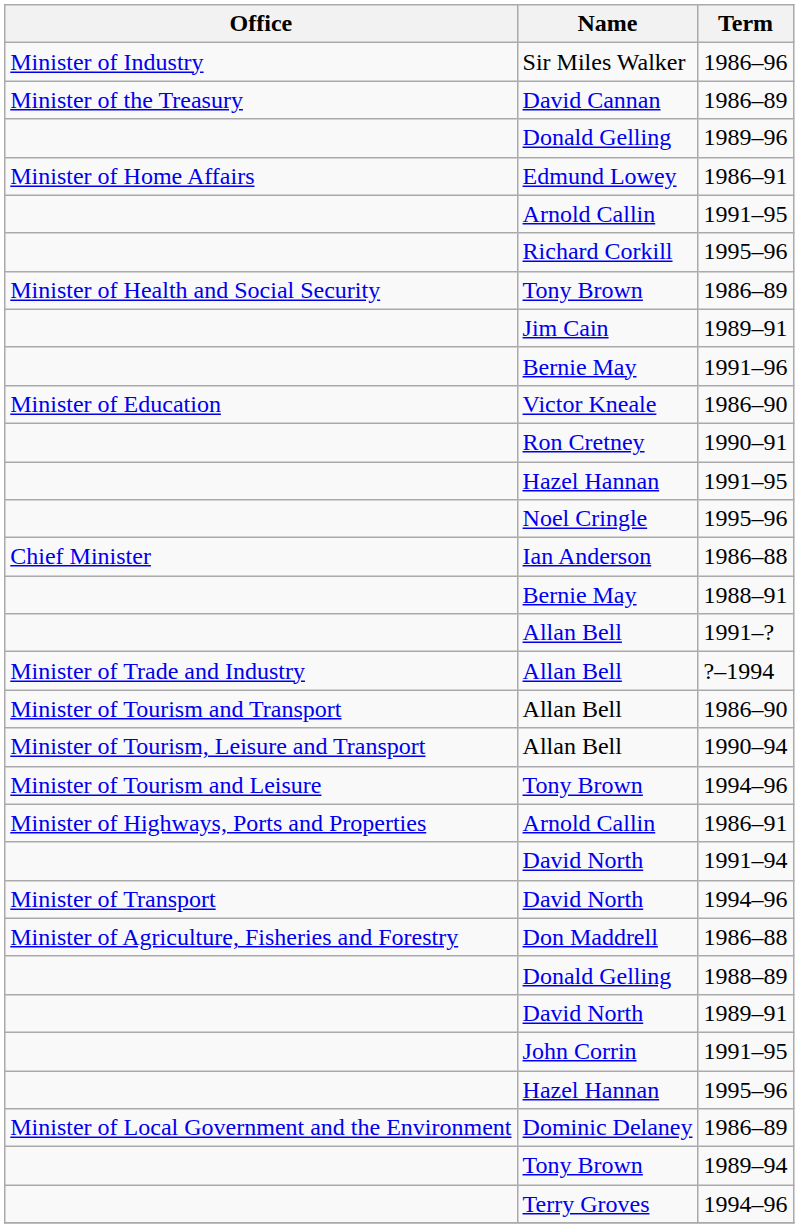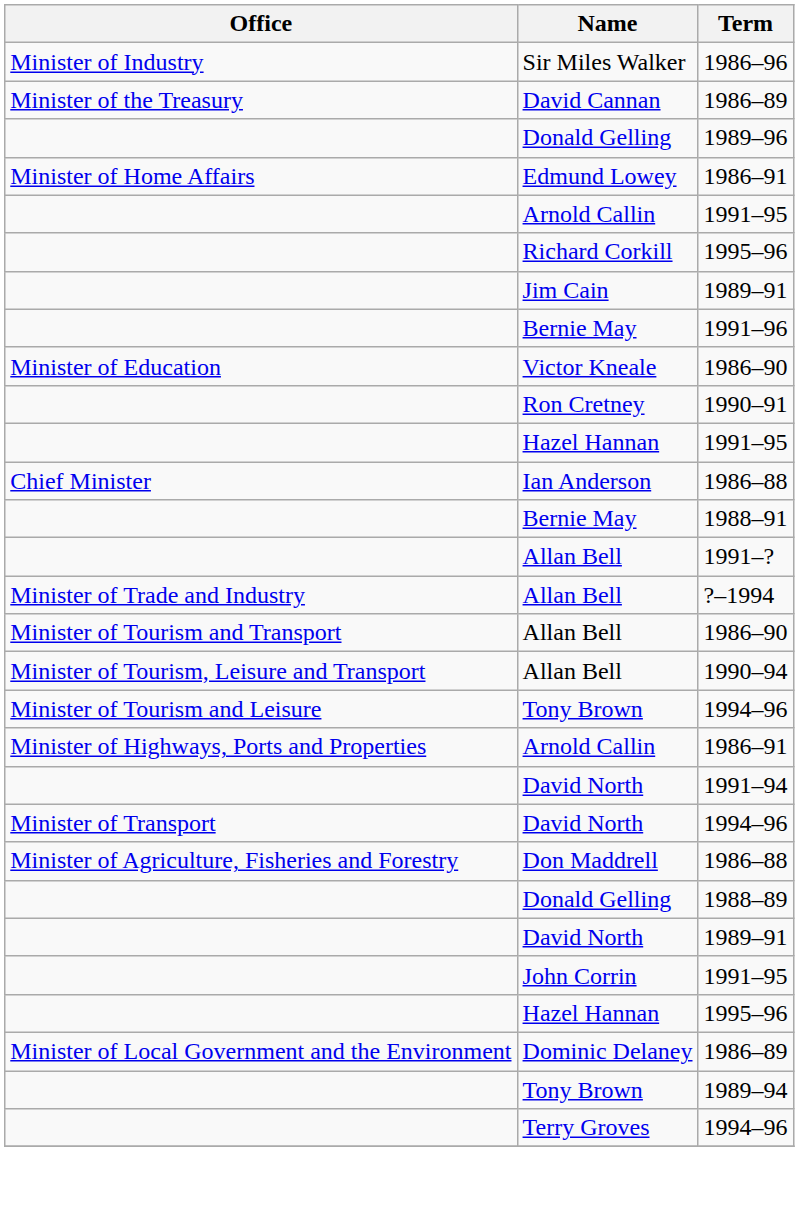- row: (583, 289)
- row: (585, 518)
